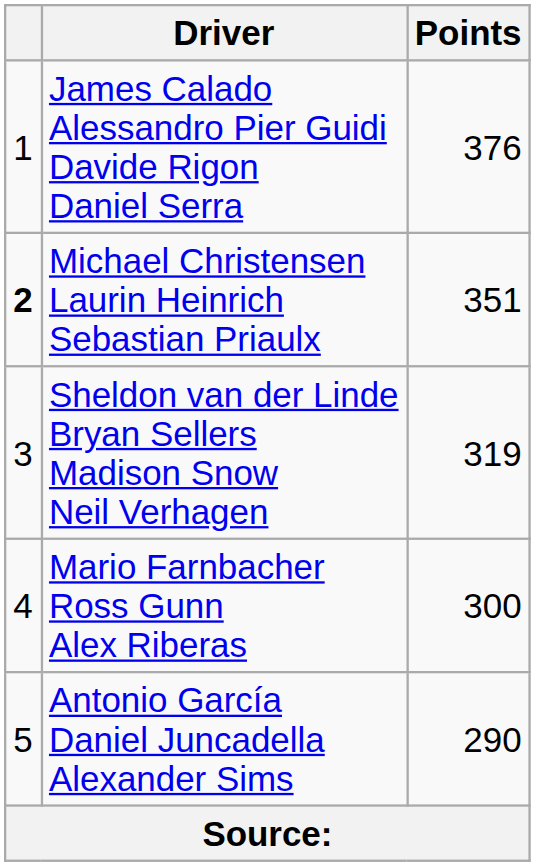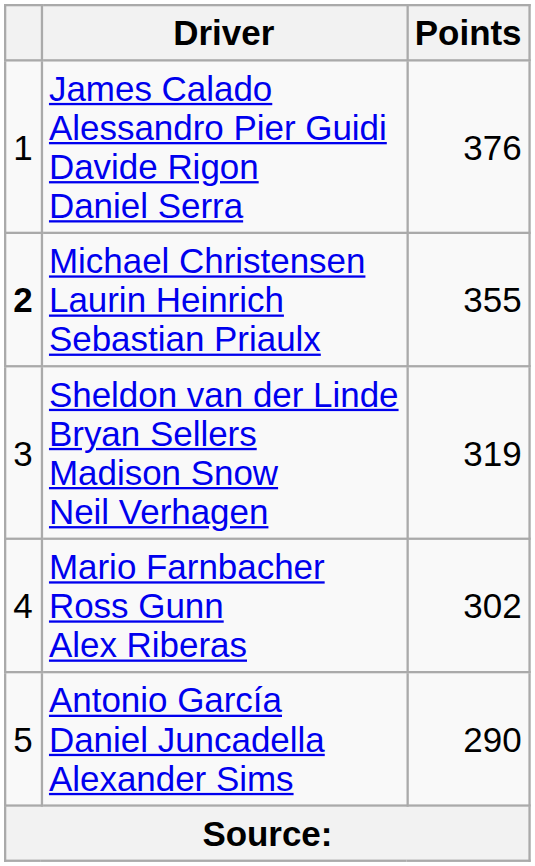(492, 300) 351 -> (492, 300) 355
(492, 606) 300 -> (492, 606) 302
